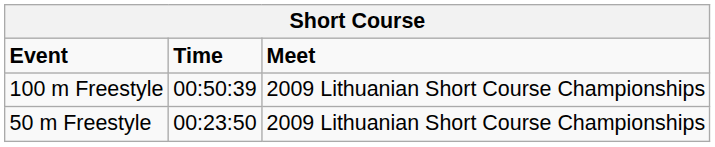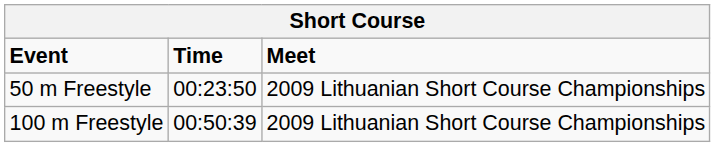rows swapped: (81, 123) <-> (86, 89)
